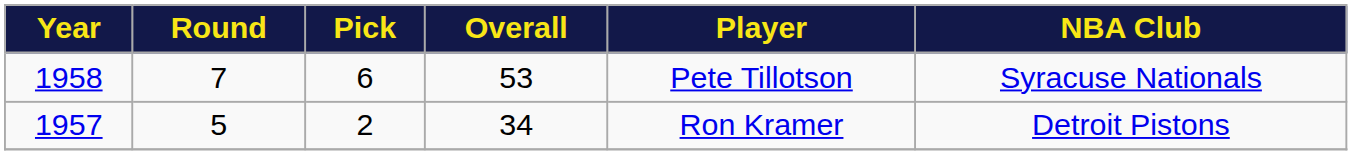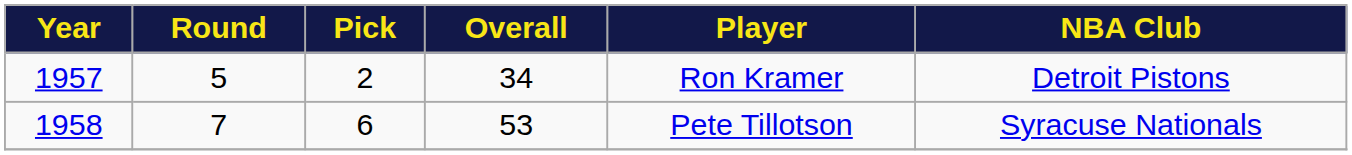rows swapped: (69, 125) <-> (69, 76)
